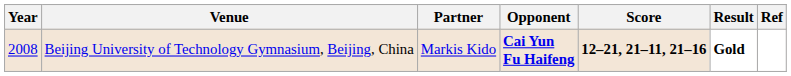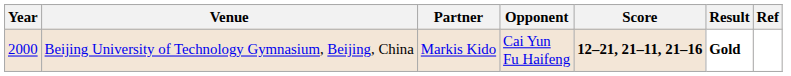(23, 50) 2008 -> (23, 50) 2000
(539, 50) bold -> (537, 50) normal
